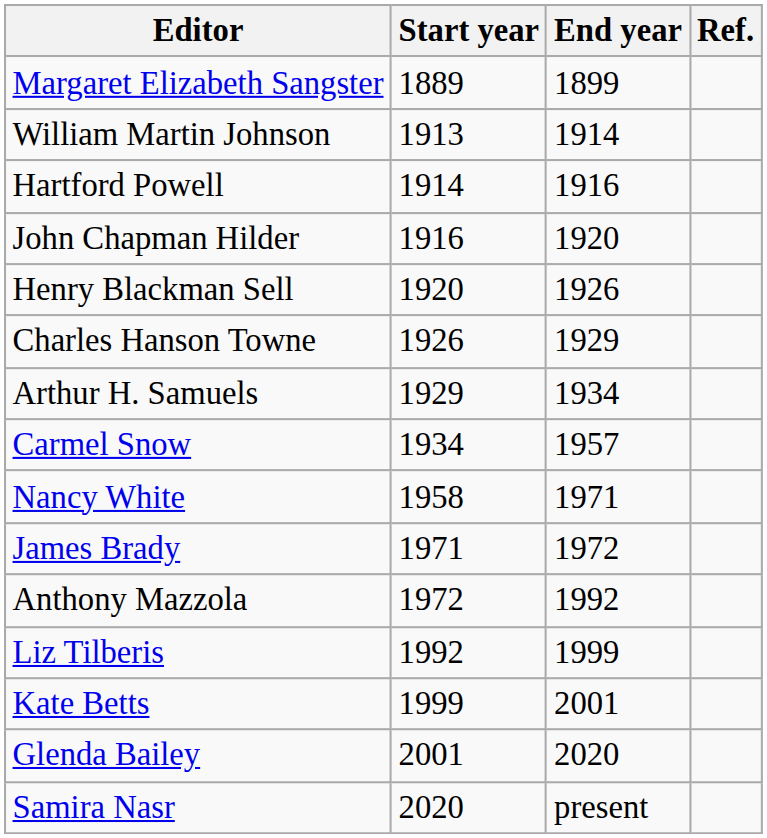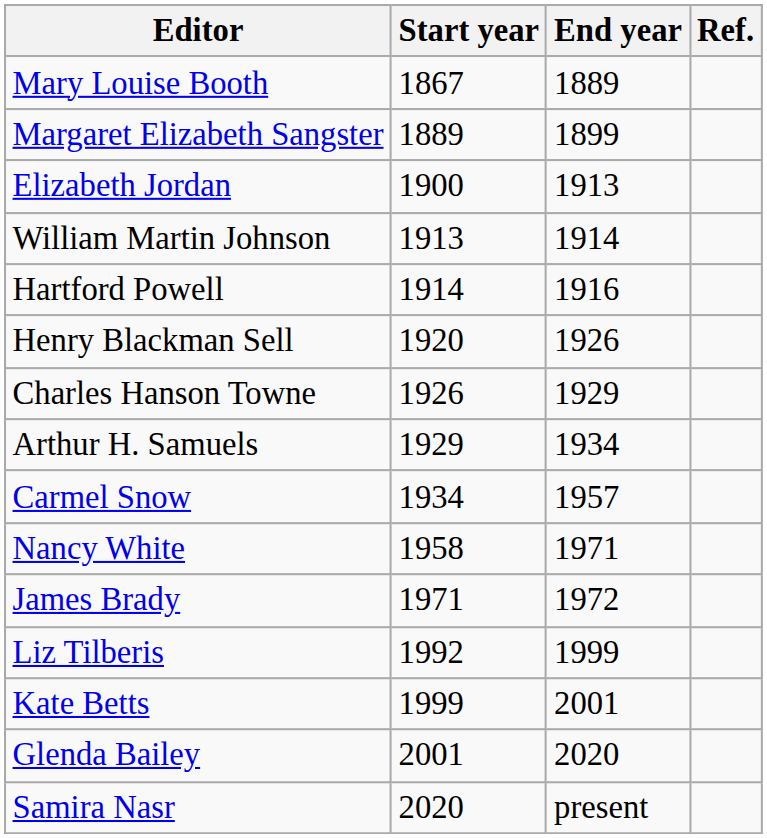+ row: (140, 82)
+ row: (122, 185)
- row: (156, 237)
- row: (130, 599)
